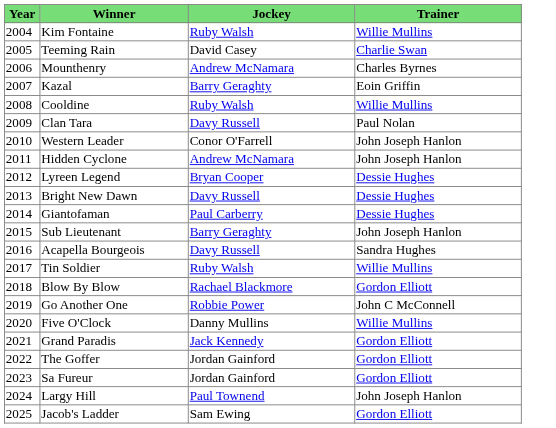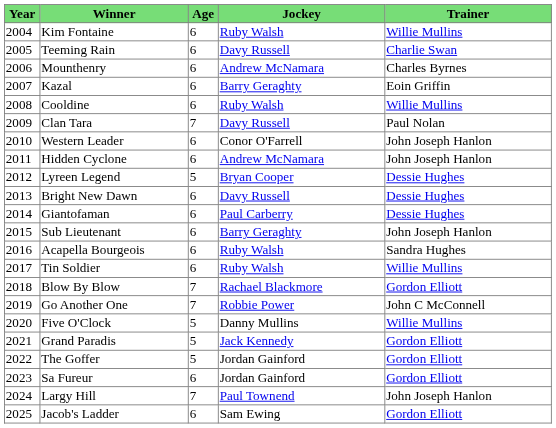+ column: (203, 13)
(223, 50) David Casey -> (255, 50) Davy Russell
(225, 250) Davy Russell -> (252, 250) Ruby Walsh
